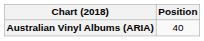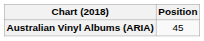(178, 28) 40 -> (178, 28) 45
